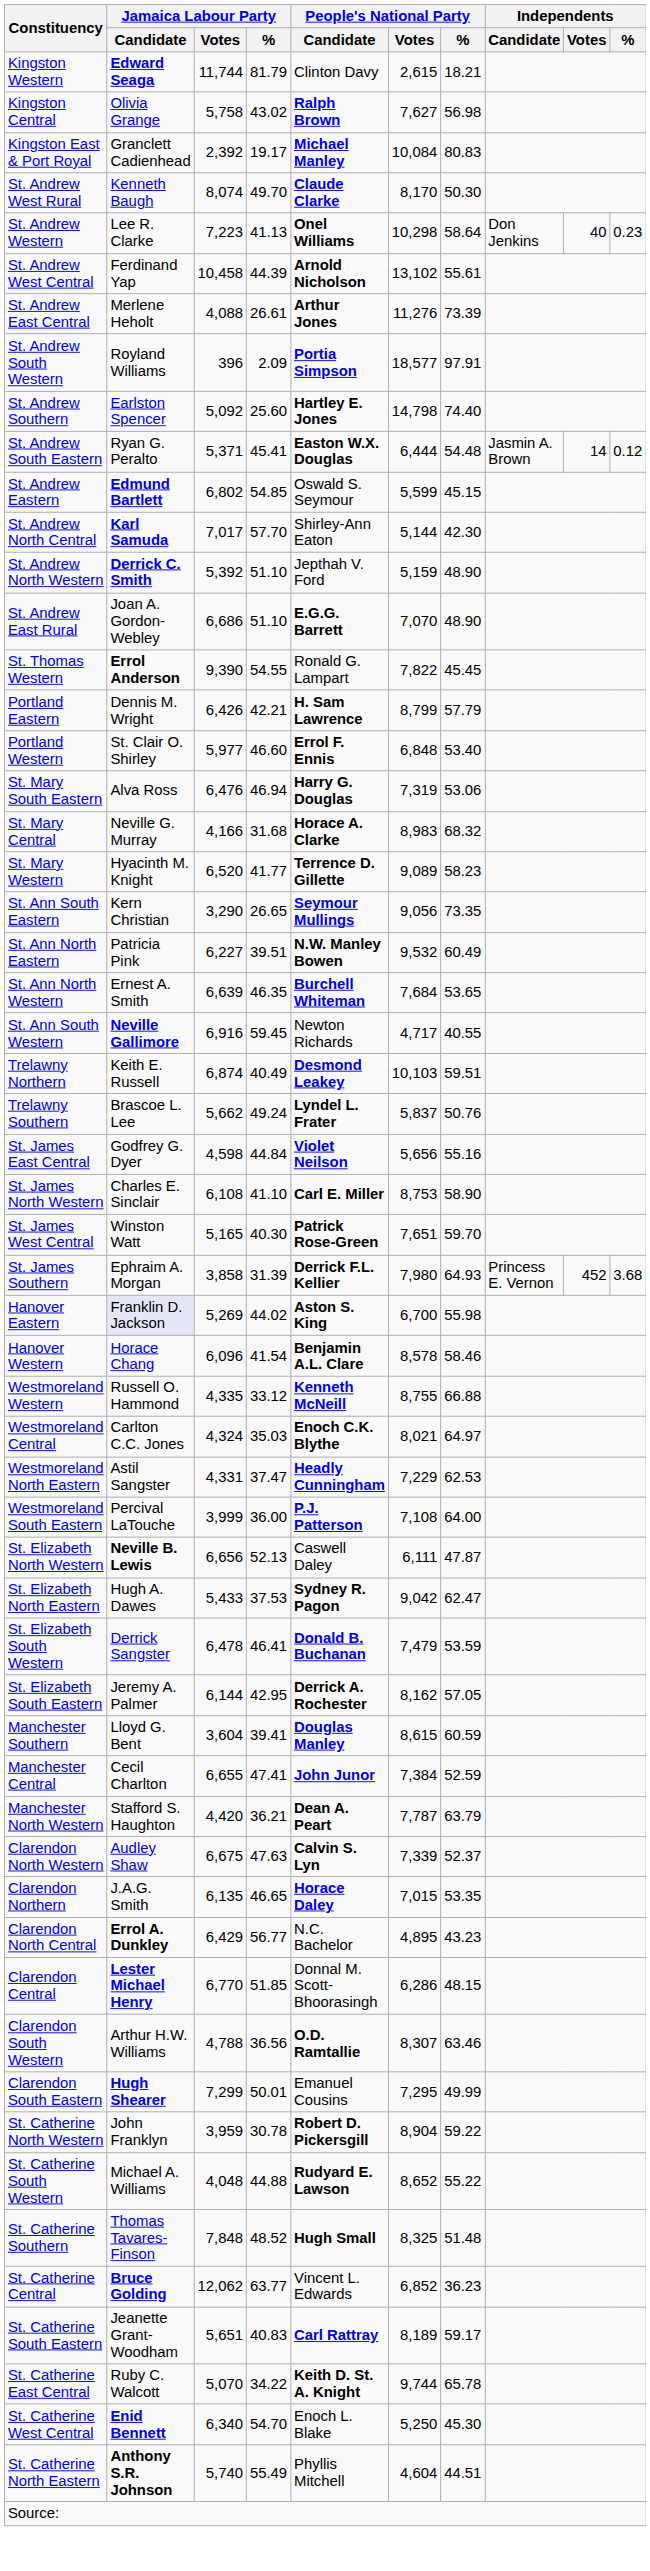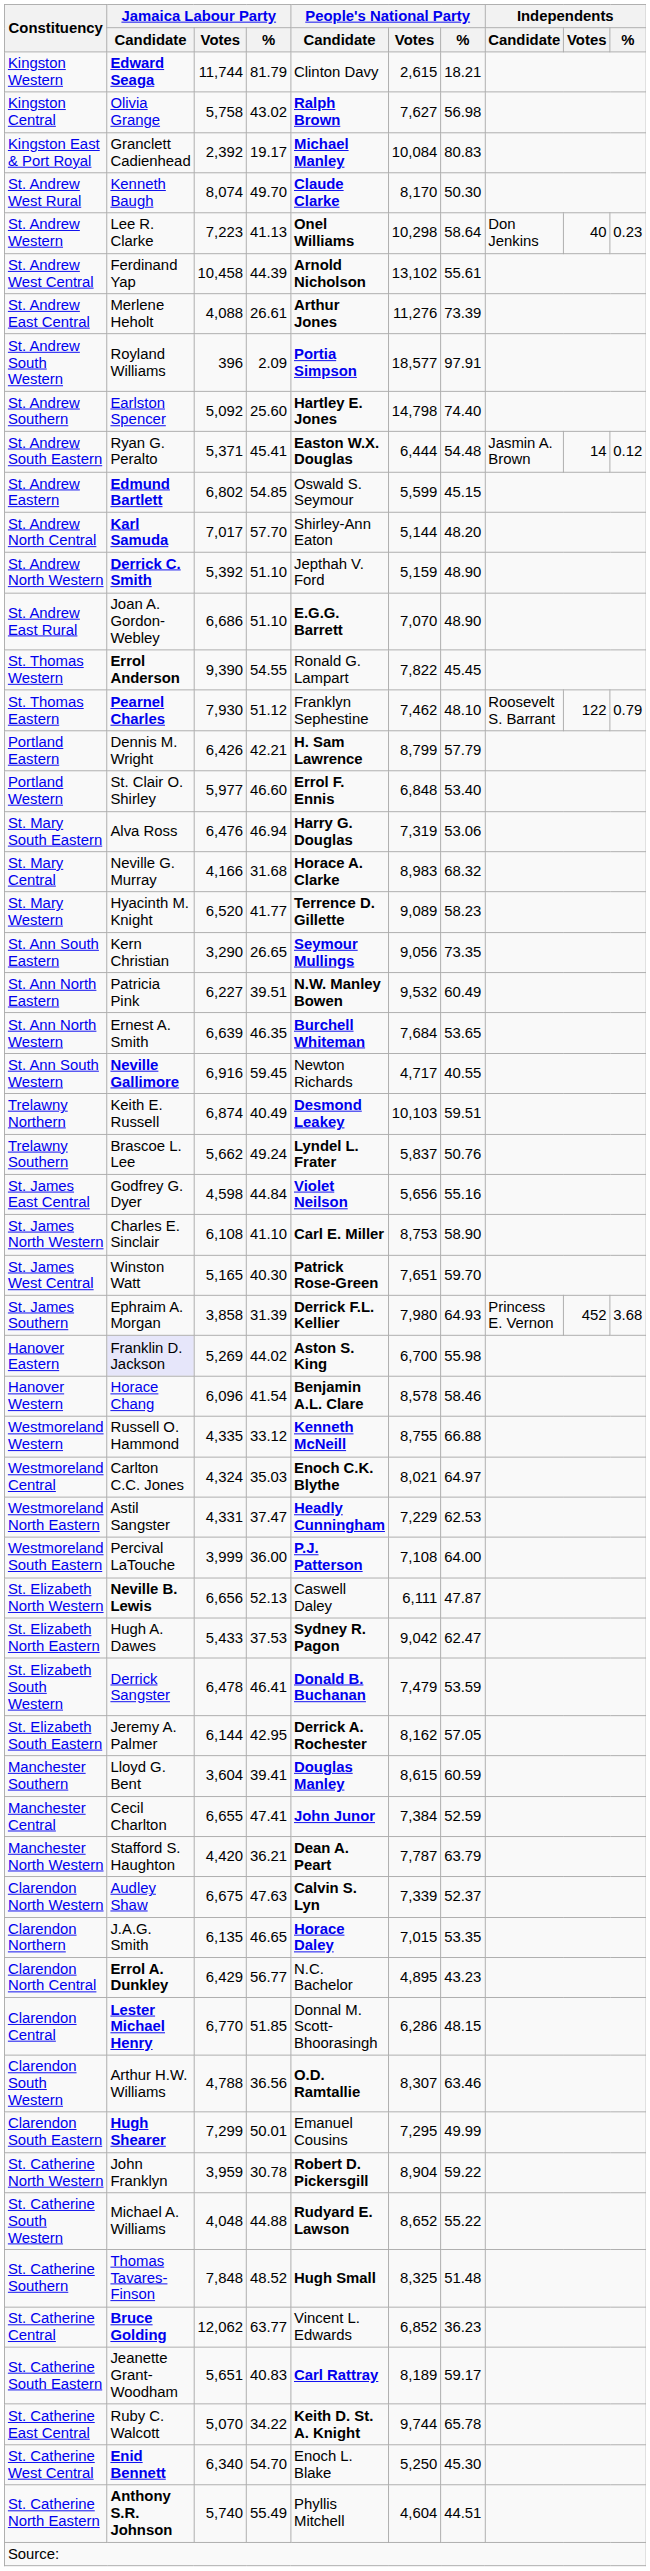(463, 532) 42.30 -> (463, 532) 48.20
+ row: (46, 710)
